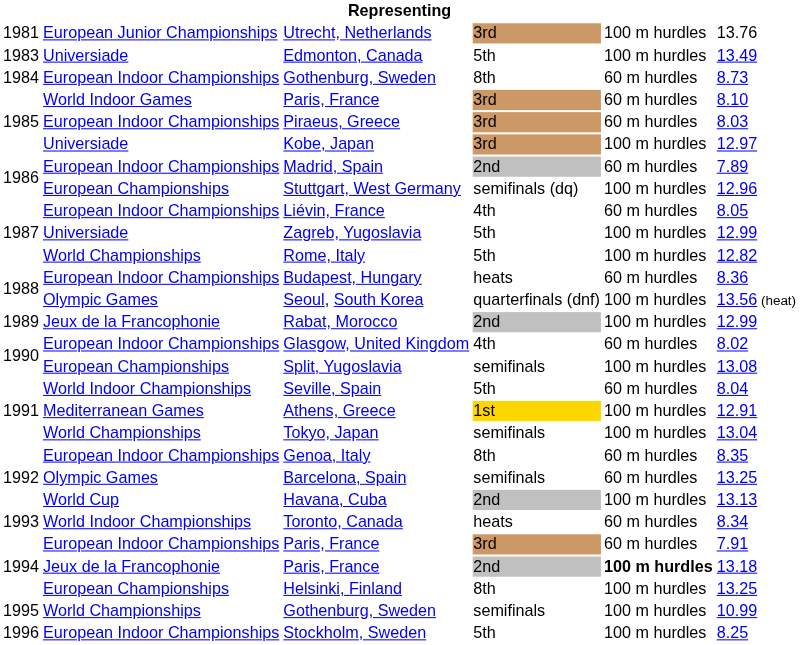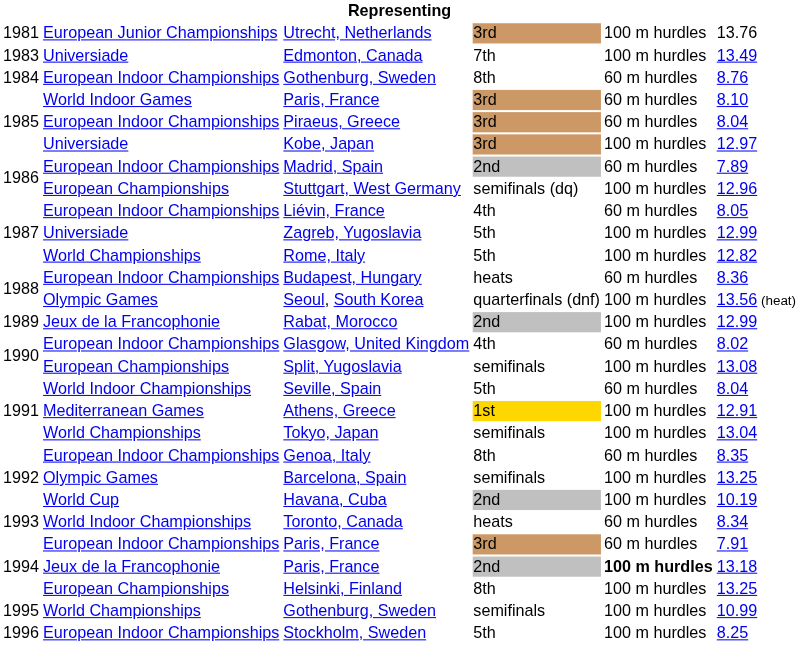(485, 55) 5th -> (485, 55) 7th
(732, 77) 8.73 -> (732, 77) 8.76
(732, 122) 8.03 -> (732, 122) 8.04
(651, 477) 60 m hurdles -> (655, 477) 100 m hurdles
(737, 499) 13.13 -> (737, 499) 10.19
